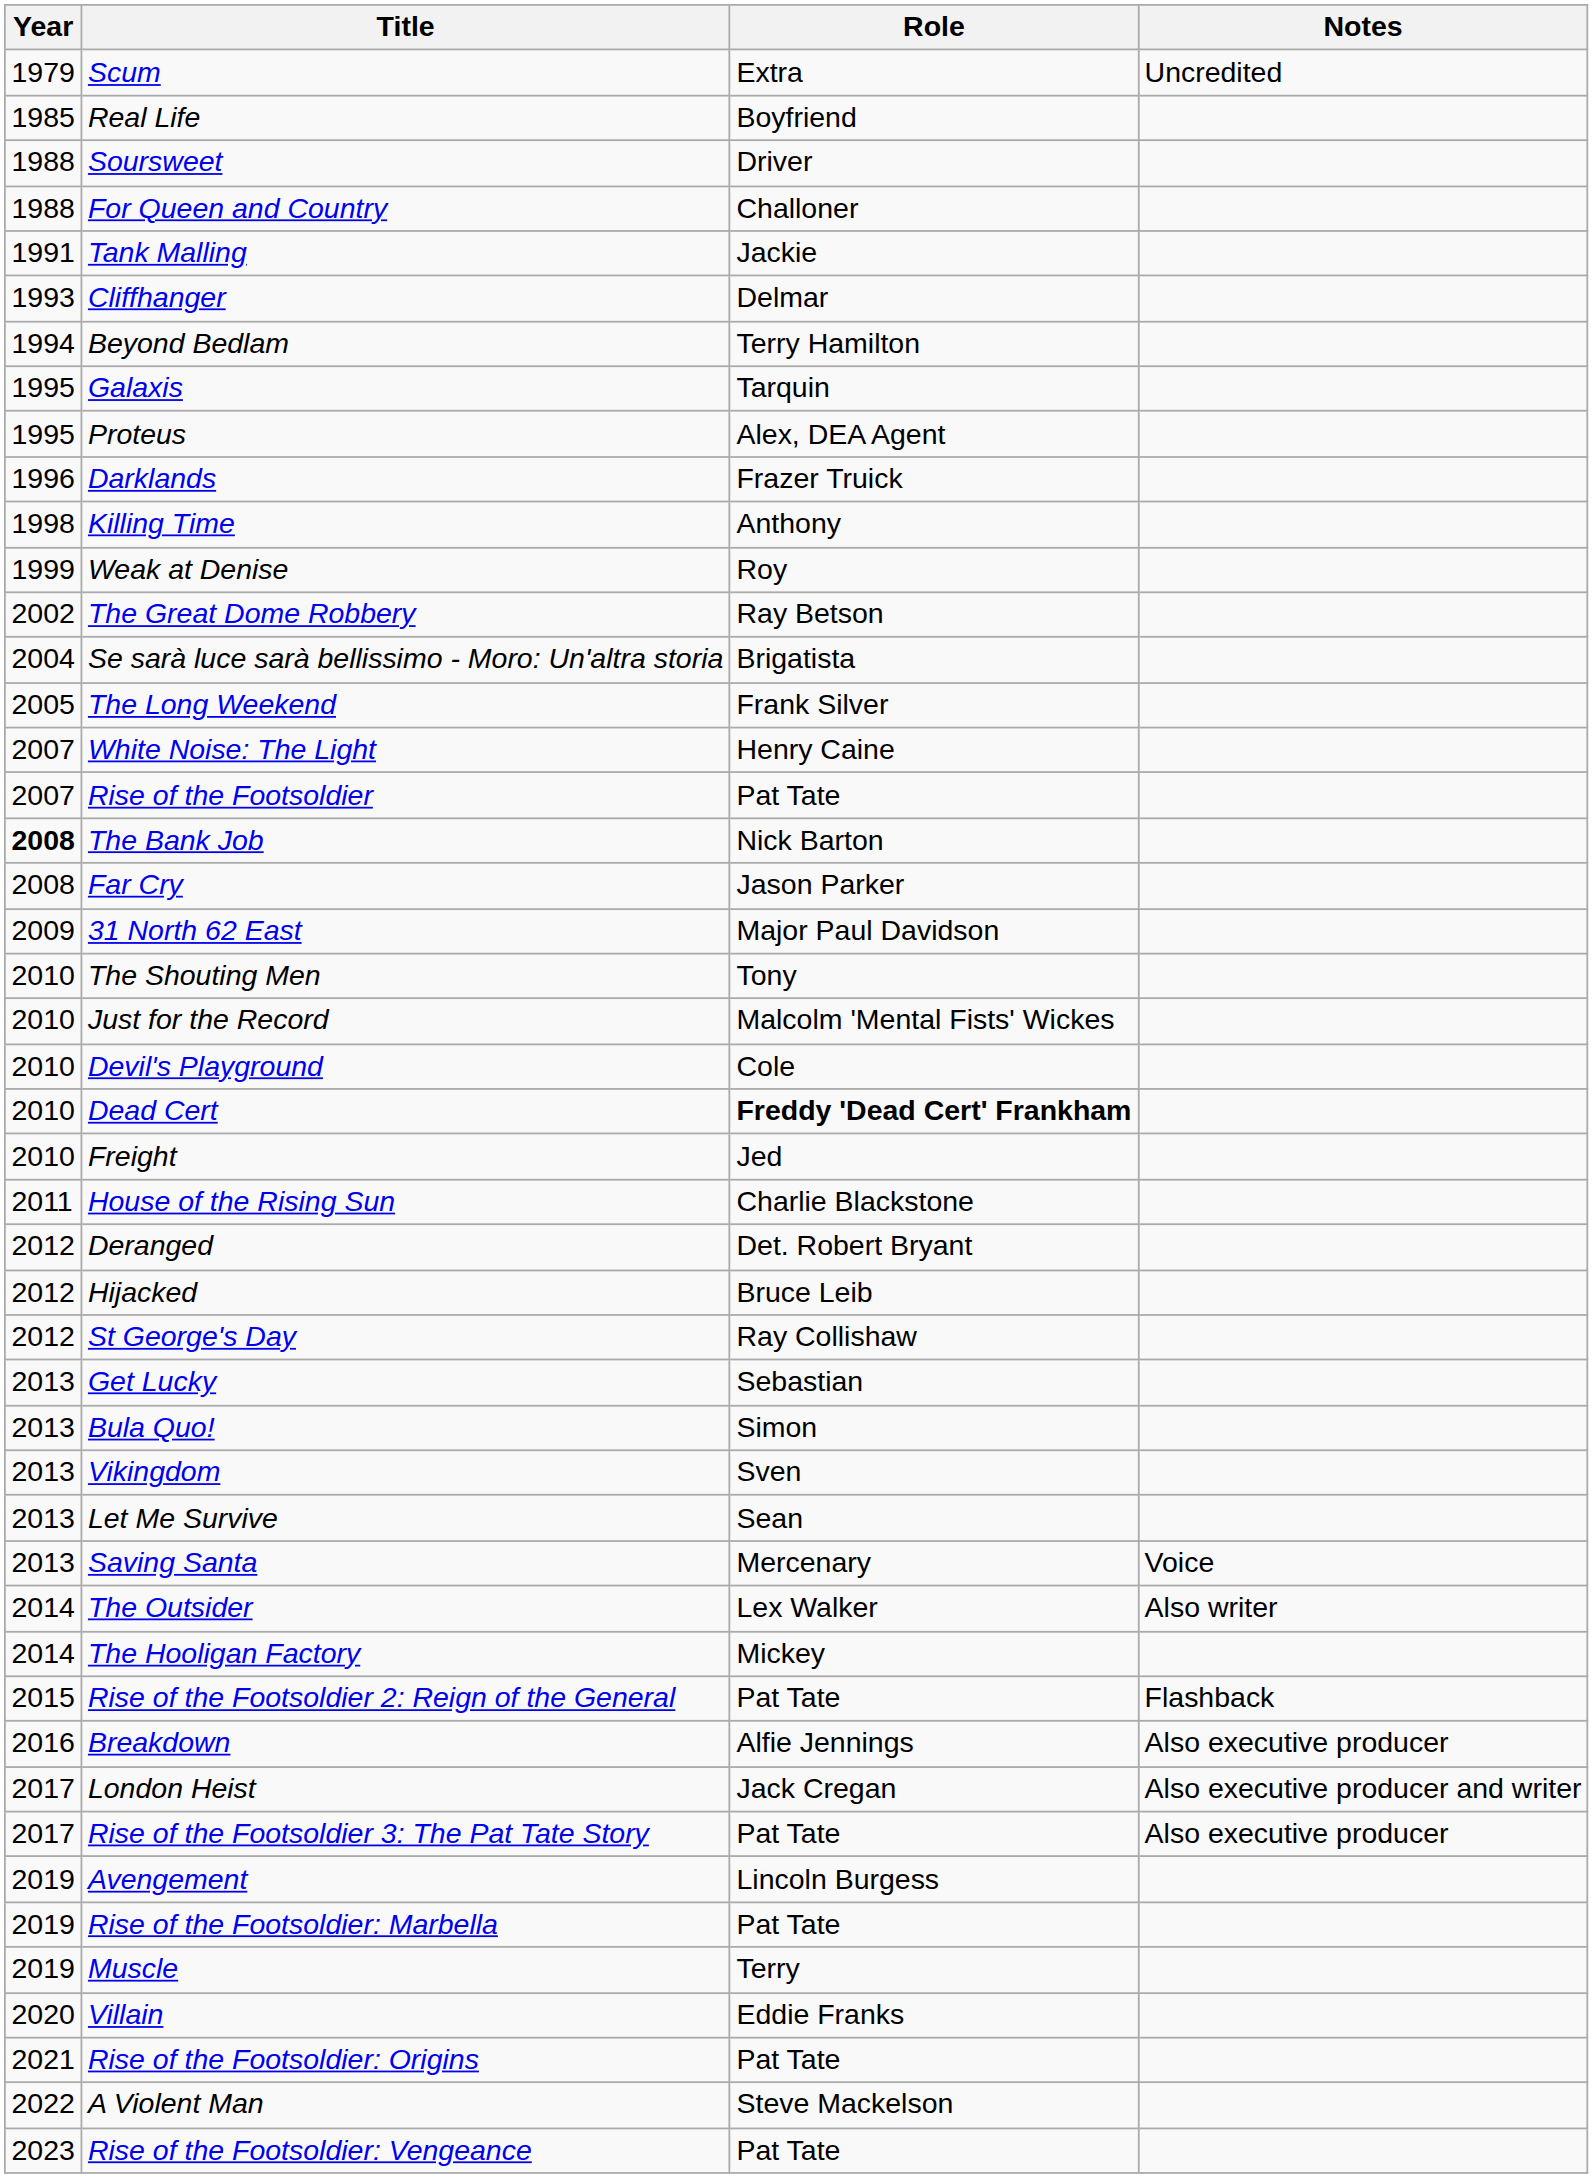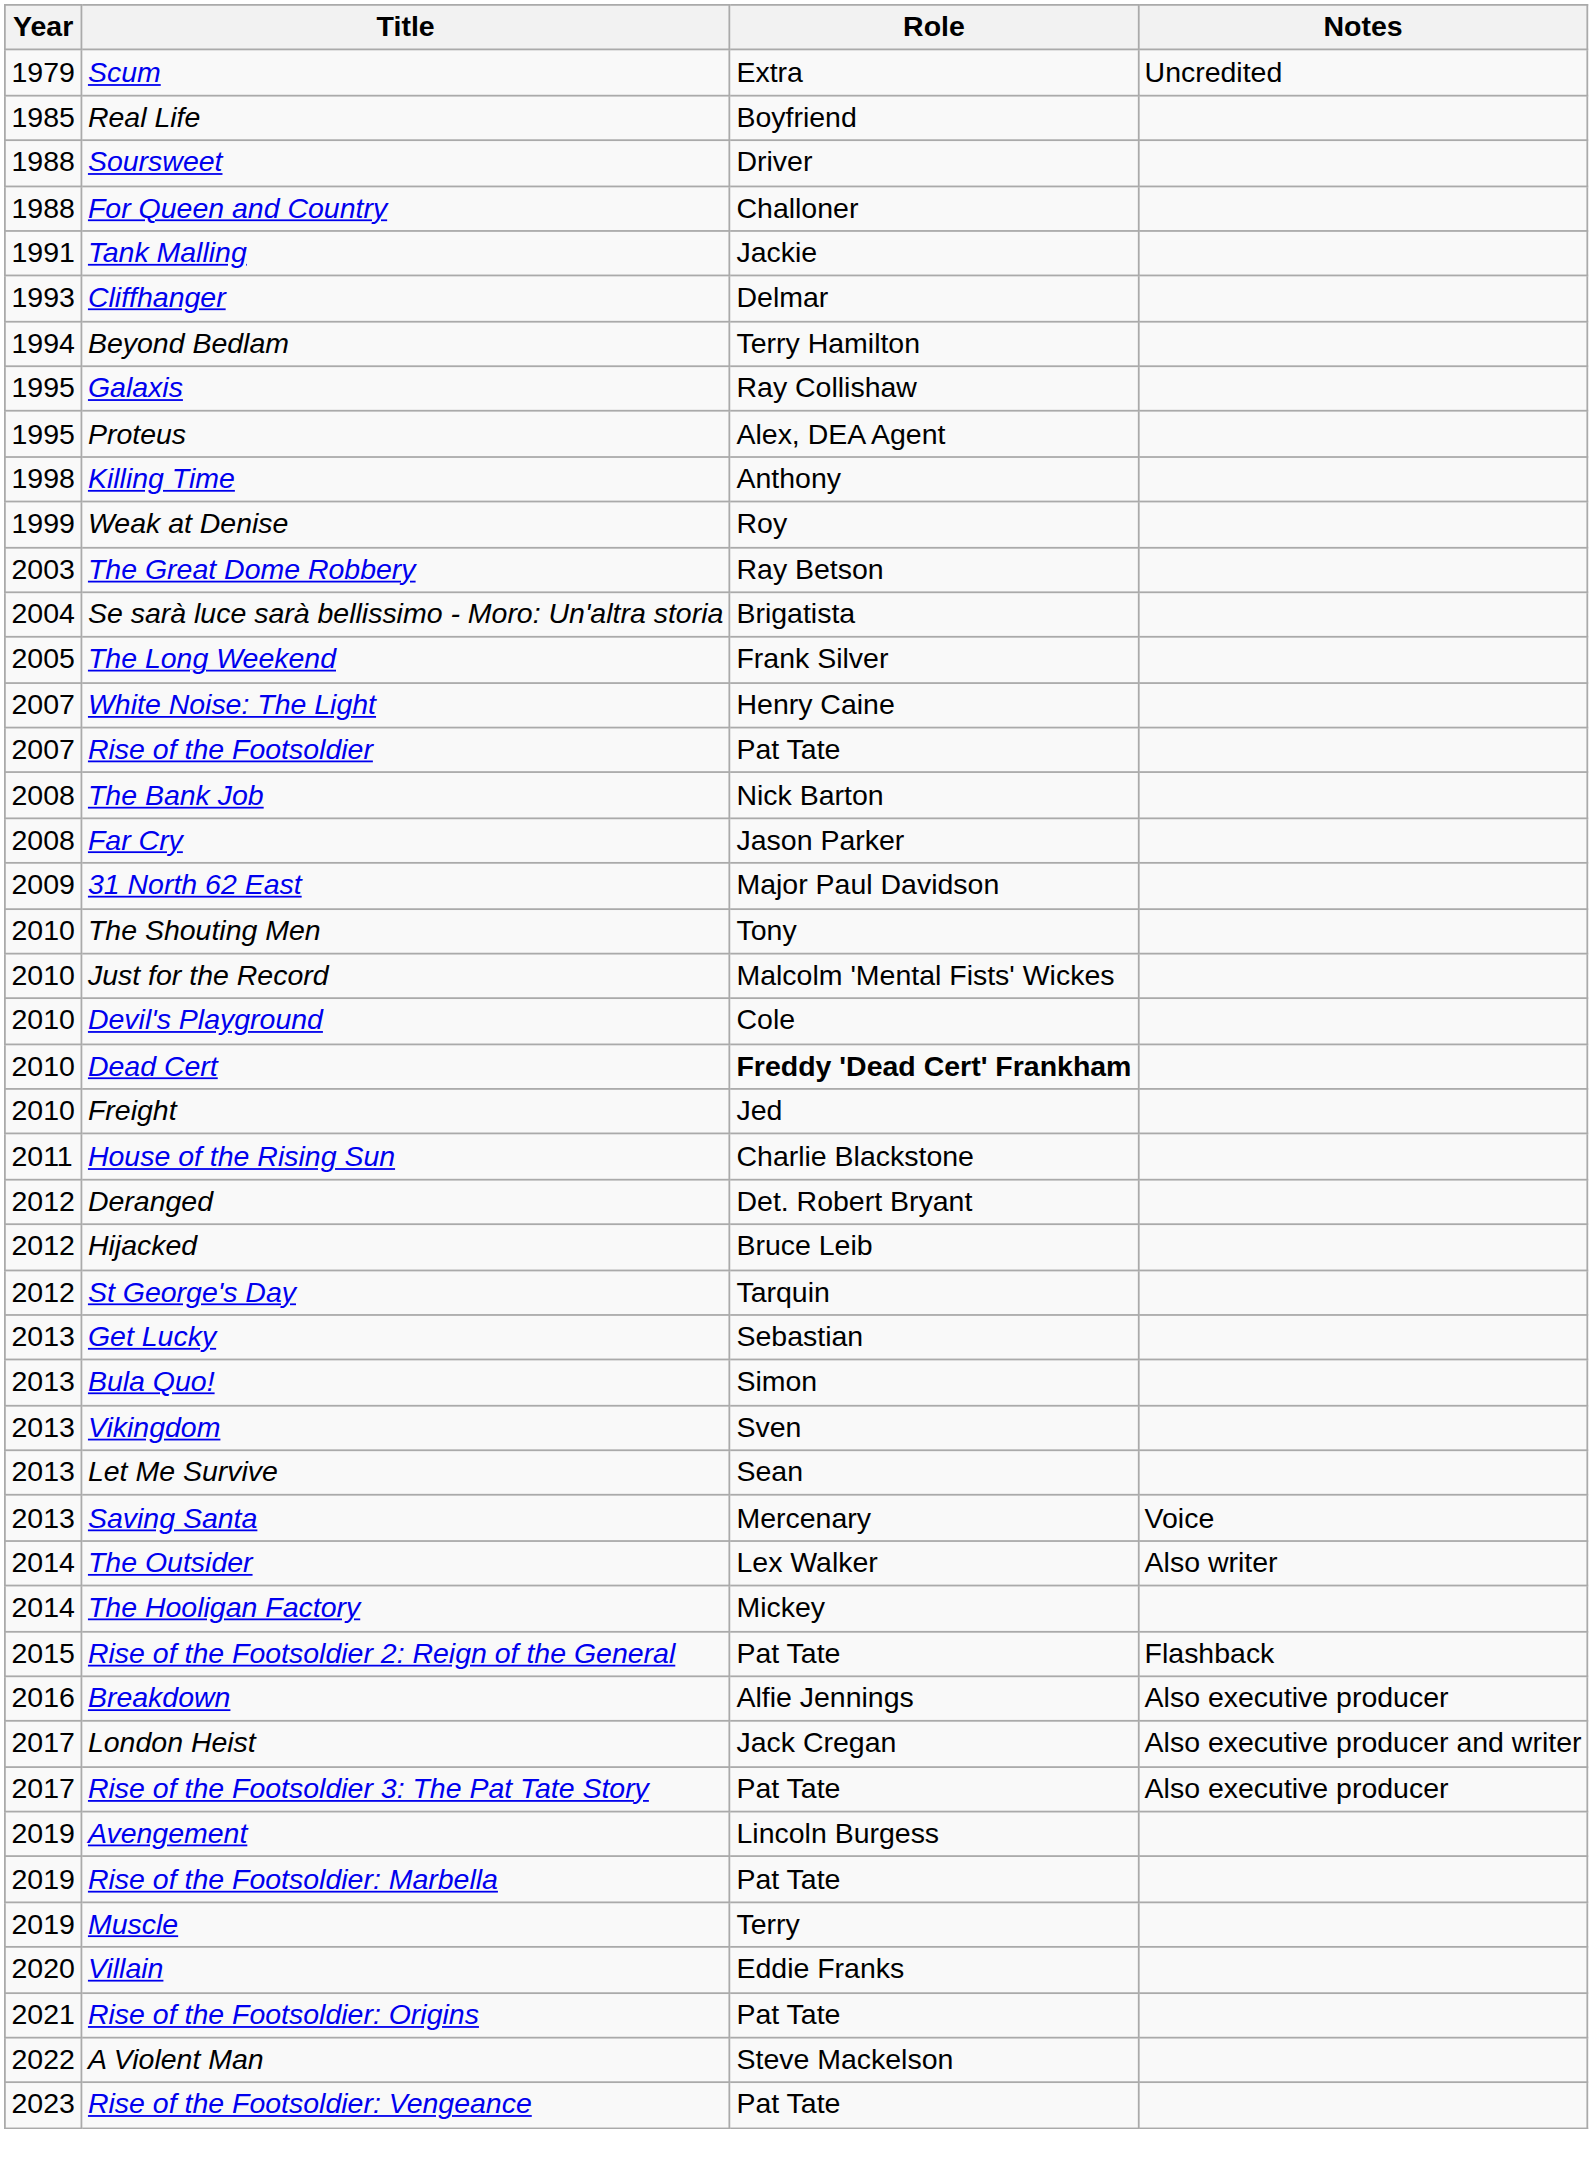(783, 388) Tarquin -> (827, 388) Ray Collishaw
- row: (152, 478)
(43, 614) 2002 -> (43, 569) 2003
(43, 840) bold -> (43, 794) normal
(827, 1336) Ray Collishaw -> (783, 1291) Tarquin
